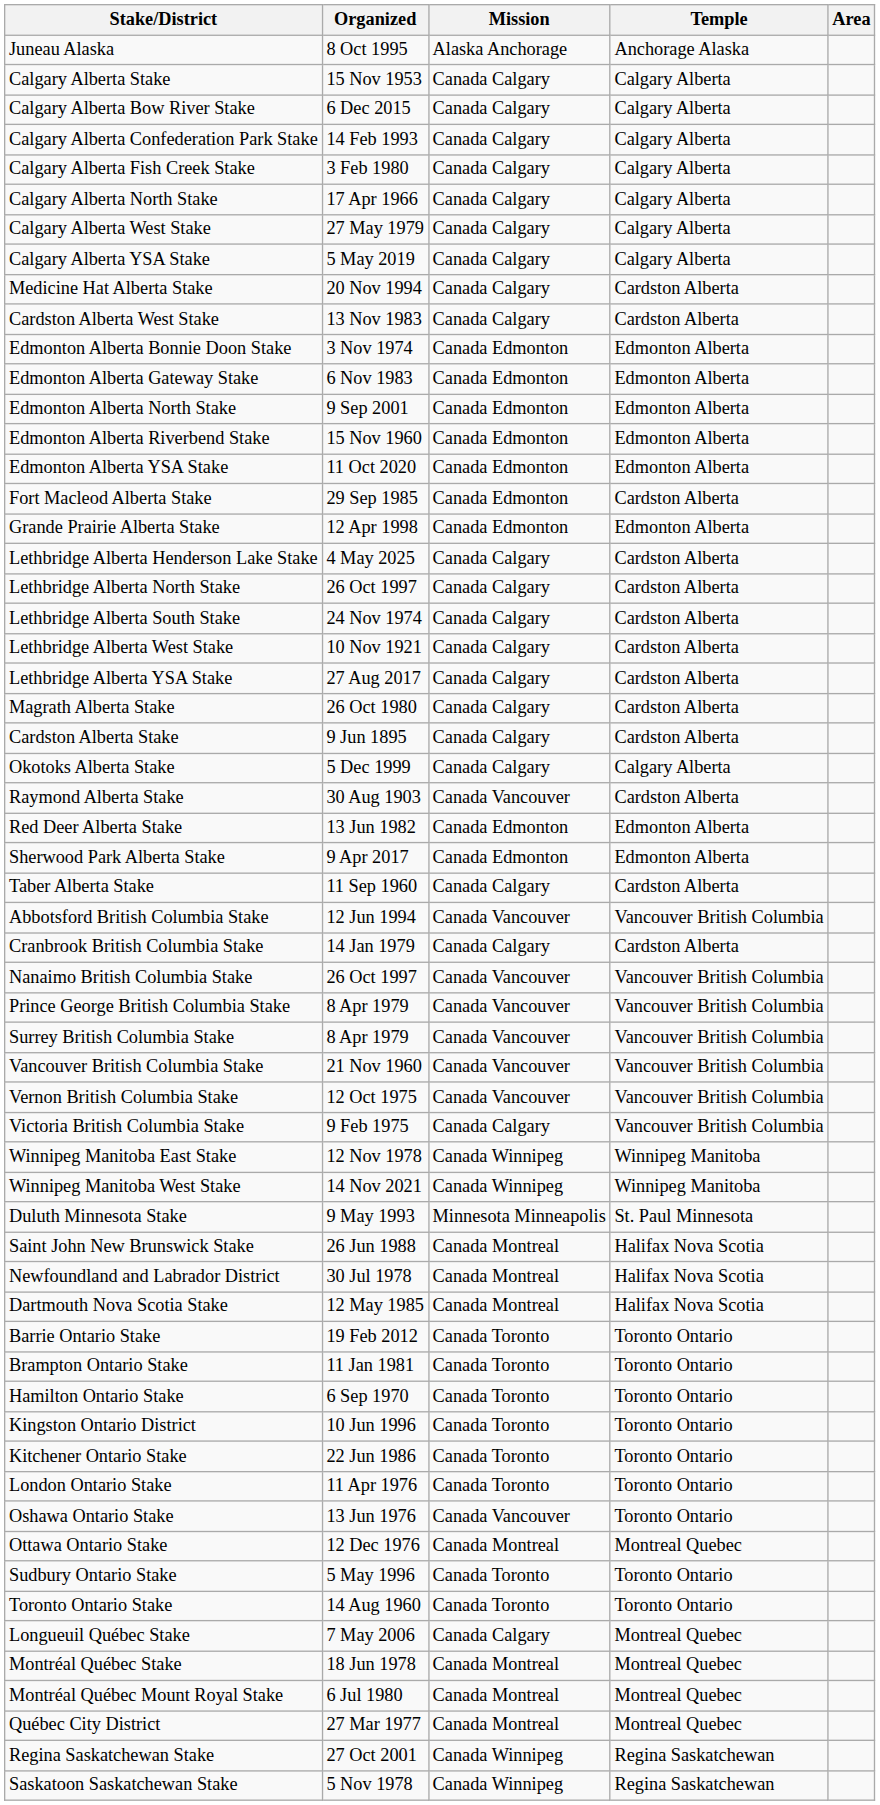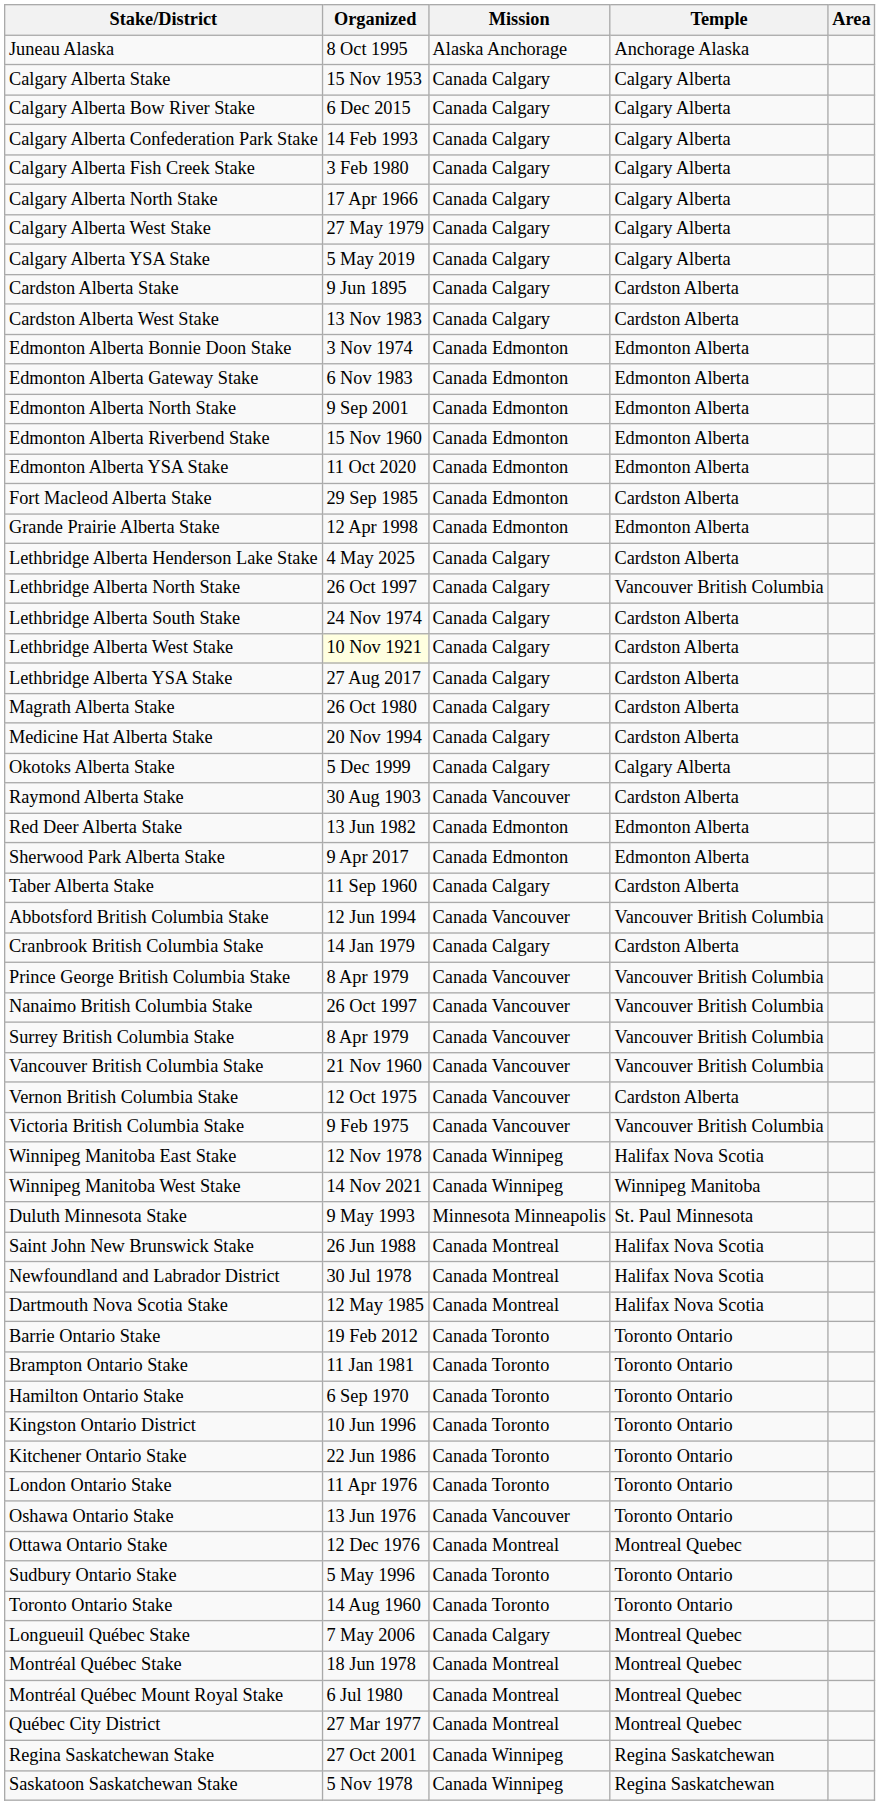rows swapped: (94, 737) <-> (111, 288)
(677, 587) Cardston Alberta -> (719, 587) Vancouver British Columbia
(374, 647) no background -> (374, 647) lightyellow background
rows swapped: (131, 976) <-> (150, 1006)
(719, 1096) Vancouver British Columbia -> (677, 1096) Cardston Alberta
(491, 1126) Canada Calgary -> (501, 1126) Canada Vancouver
(687, 1156) Winnipeg Manitoba -> (689, 1156) Halifax Nova Scotia
